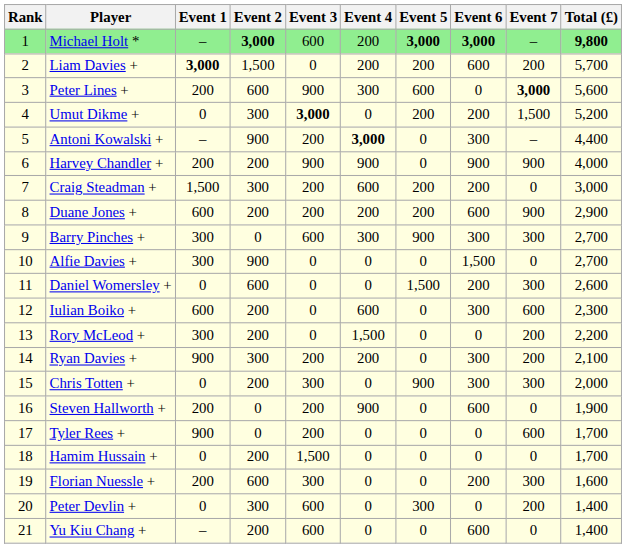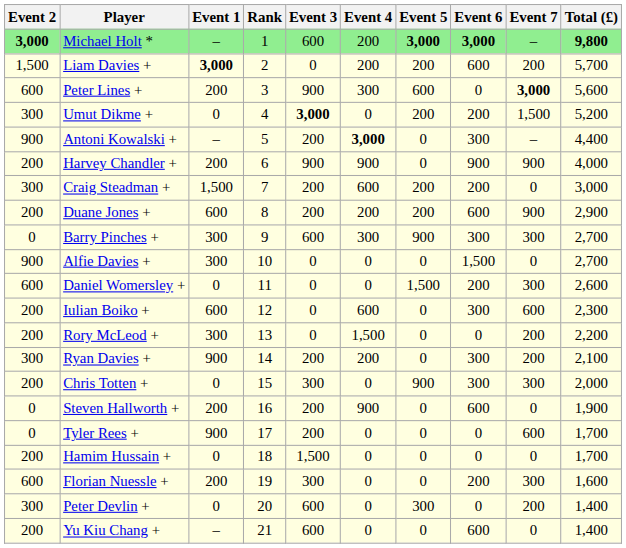columns swapped: (25, 17) <-> (258, 17)
